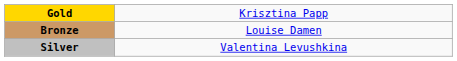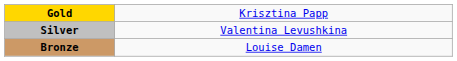rows swapped: (60, 47) <-> (60, 30)
